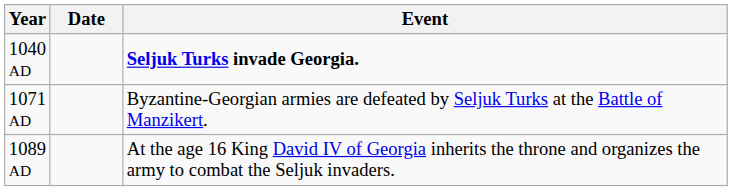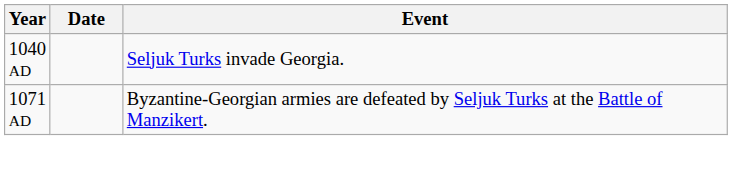(243, 59) bold -> (235, 59) normal
- row: (27, 159)
